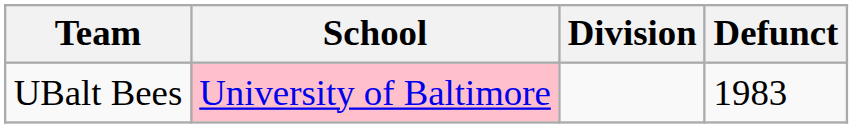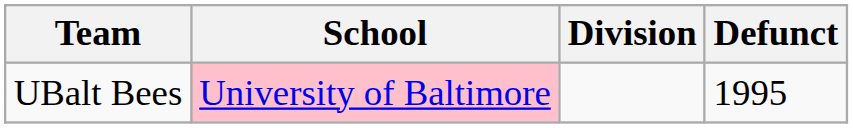(750, 92) 1983 -> (750, 92) 1995
